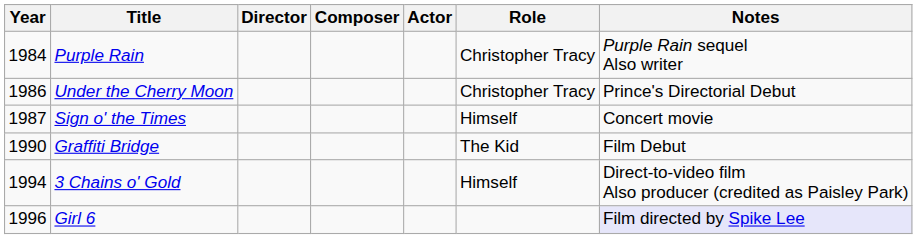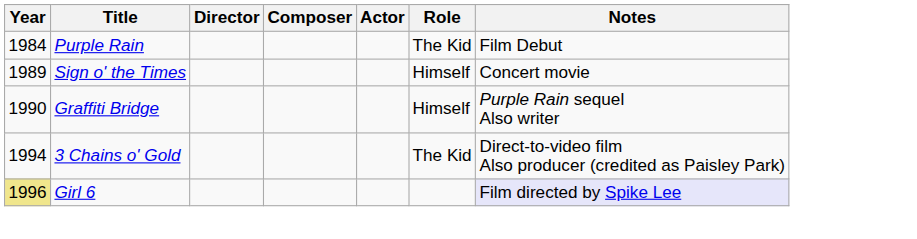(527, 54) Christopher Tracy -> (442, 45) The Kid
(675, 54) Purple Rain sequel Also writer -> (521, 45) Film Debut
- row: (144, 91)
(28, 118) 1987 -> (28, 72) 1989
(489, 145) The Kid -> (441, 109) Himself
(644, 145) Film Debut -> (552, 109) Purple Rain sequel Also writer
(488, 182) Himself -> (442, 155) The Kid
(28, 219) no background -> (28, 192) khaki background
